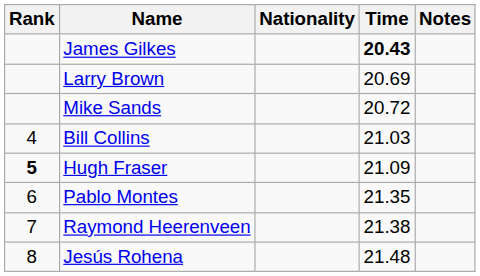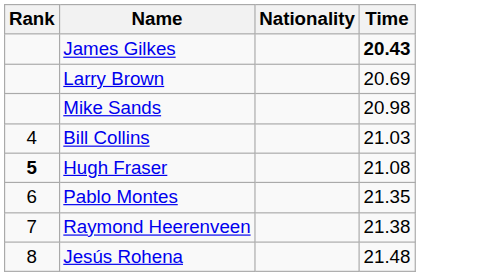- column: (445, 19)
(387, 108) 20.72 -> (387, 108) 20.98
(387, 167) 21.09 -> (387, 167) 21.08
